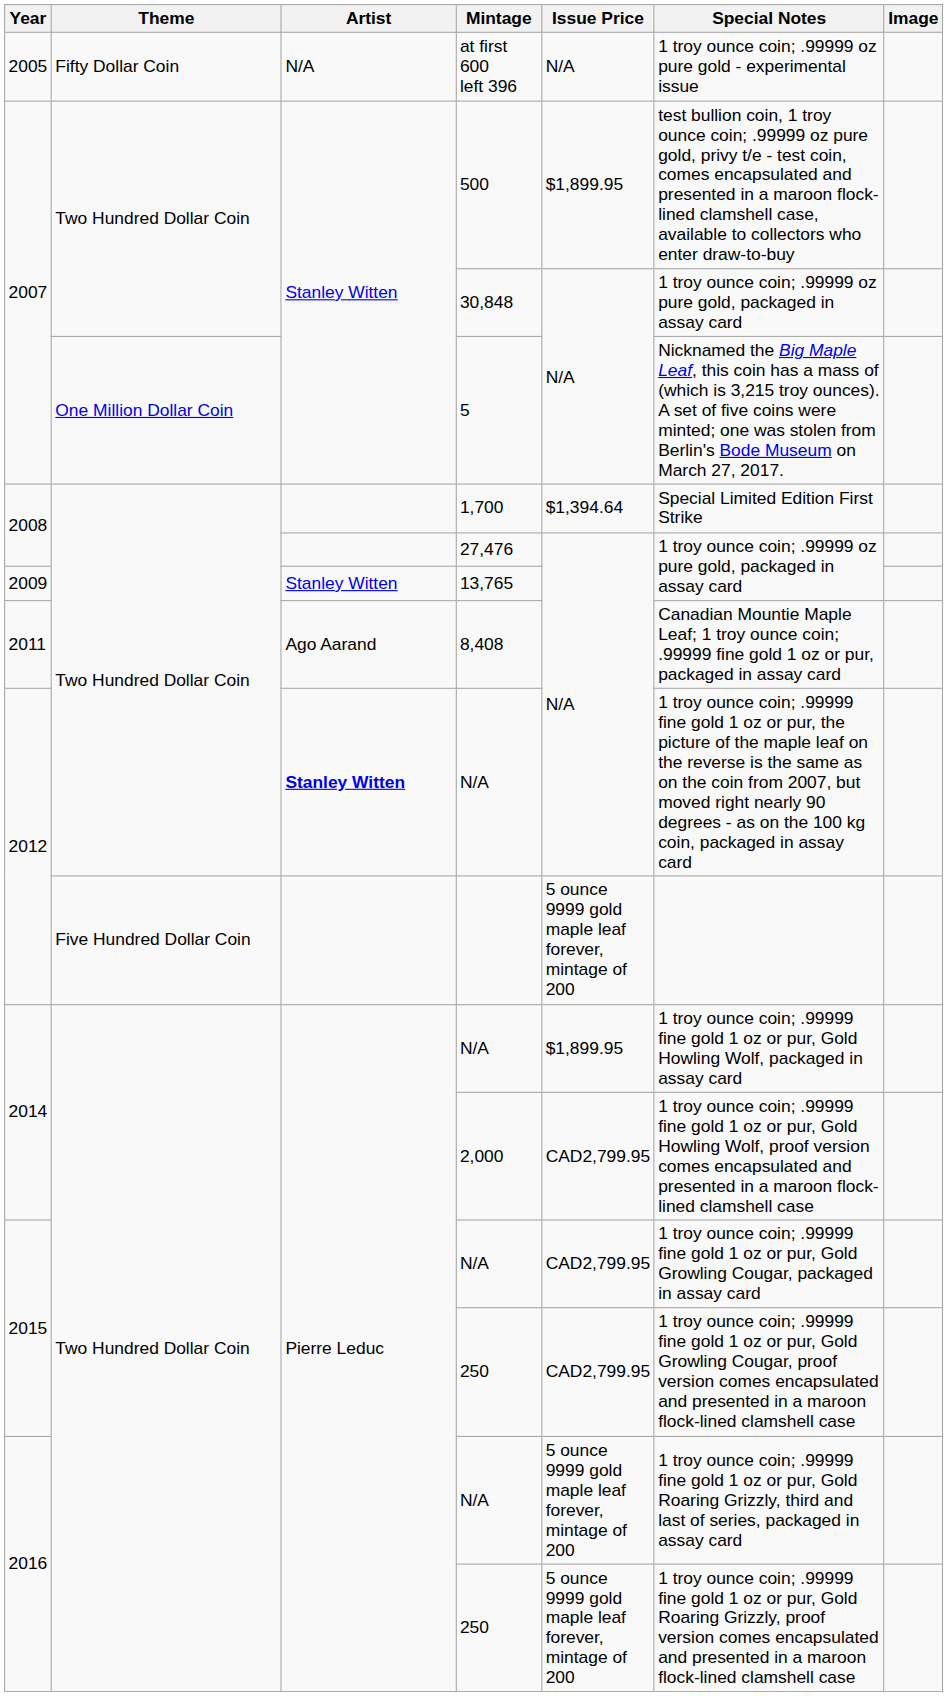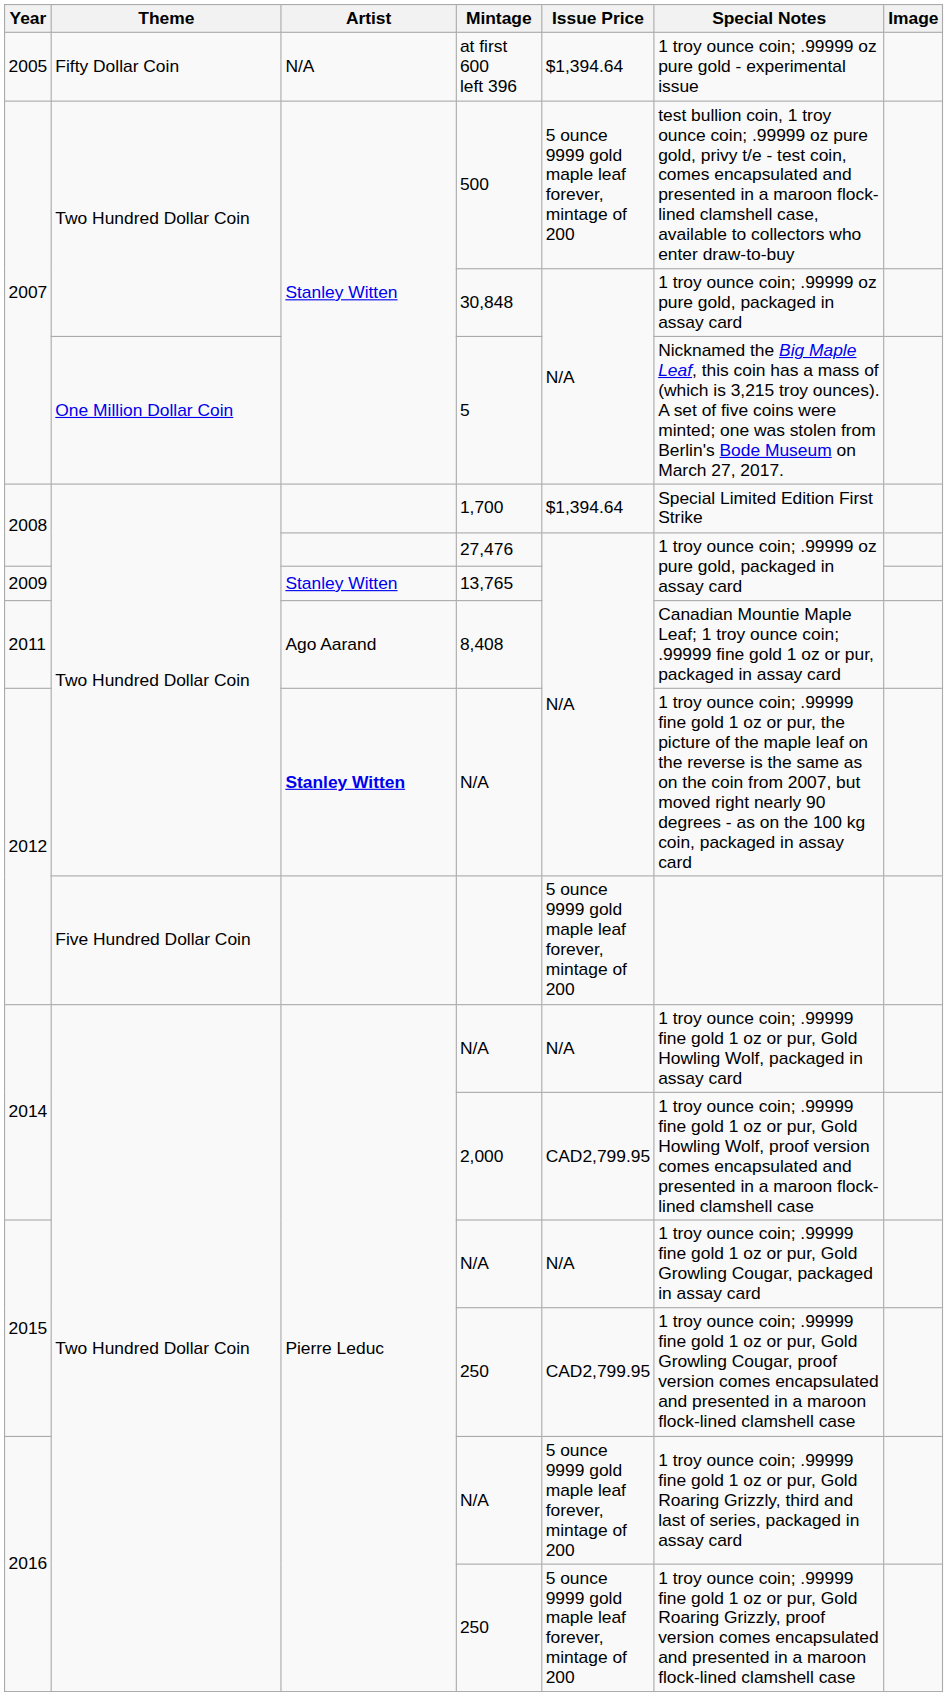(560, 66) N/A -> (584, 66) $1,394.64
(584, 184) $1,899.95 -> (586, 184) 5 ounce 9999 gold maple leaf forever, mintage of 200
(584, 1047) $1,899.95 -> (560, 1047) N/A
(598, 1263) CAD2,799.95 -> (560, 1263) N/A
